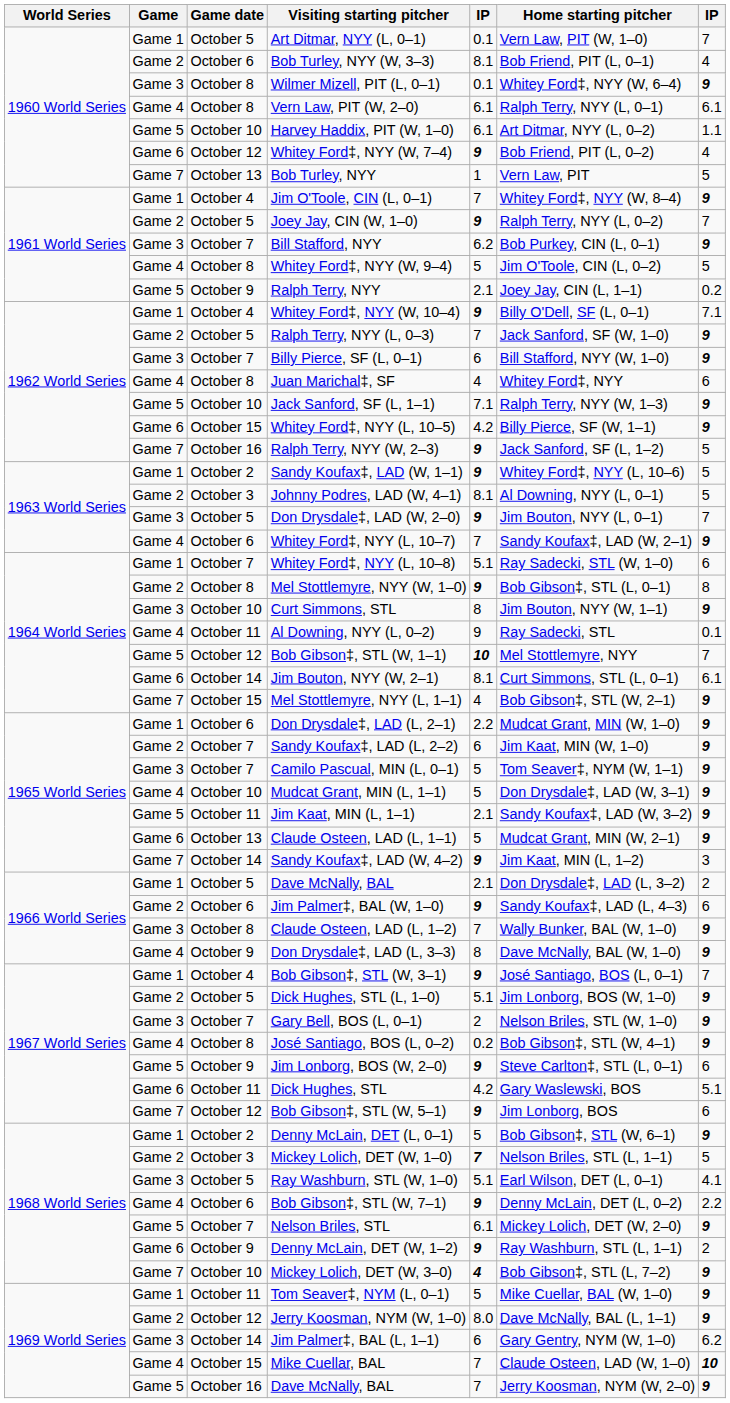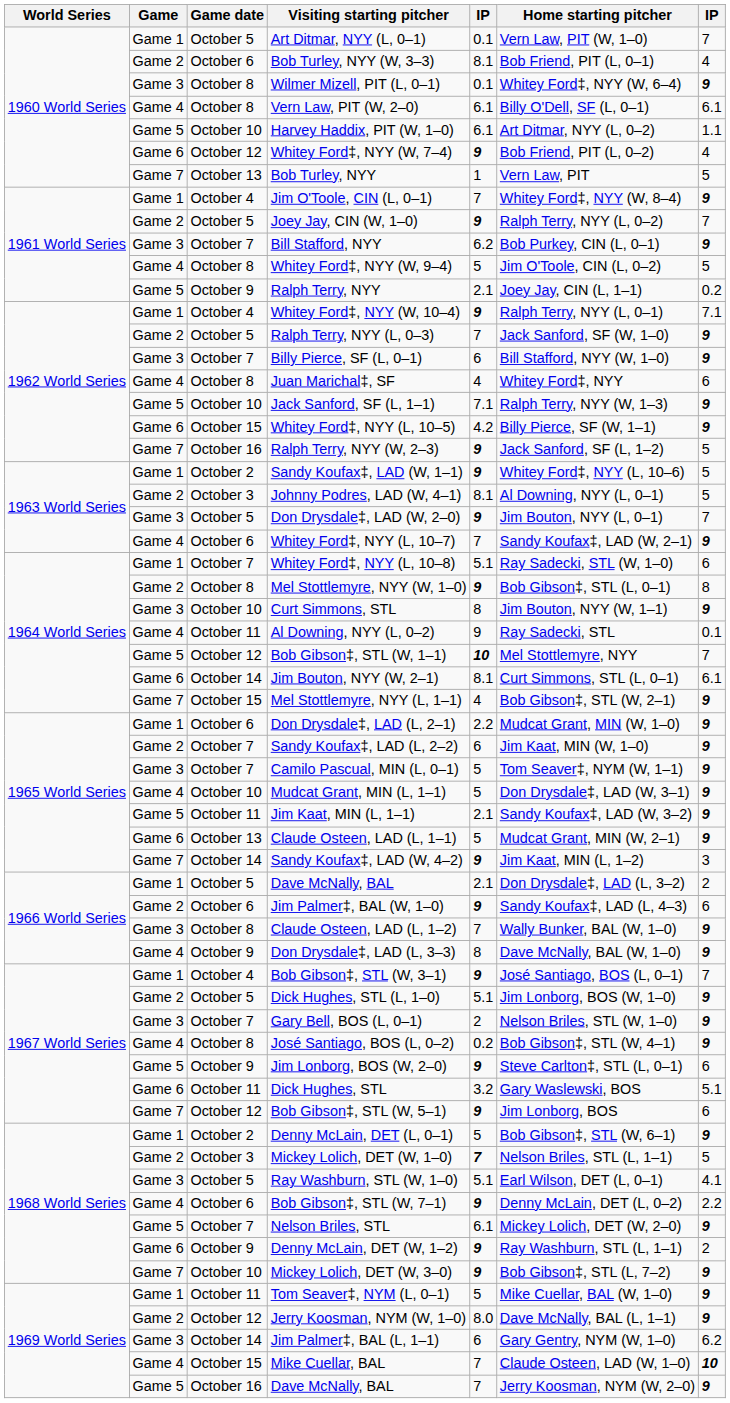(581, 107) Ralph Terry, NYY (L, 0–1) -> (574, 107) Billy O'Dell, SF (L, 0–1)
(574, 312) Billy O'Dell, SF (L, 0–1) -> (581, 312) Ralph Terry, NYY (L, 0–1)
(483, 1089) 4.2 -> (483, 1089) 3.2
(477, 1271) 4 -> (477, 1271) 9
